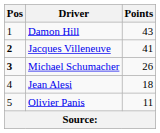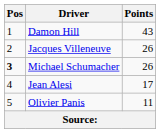(10, 49) bold -> (10, 49) normal
(148, 49) 41 -> (148, 49) 26
(148, 84) 18 -> (148, 84) 17
